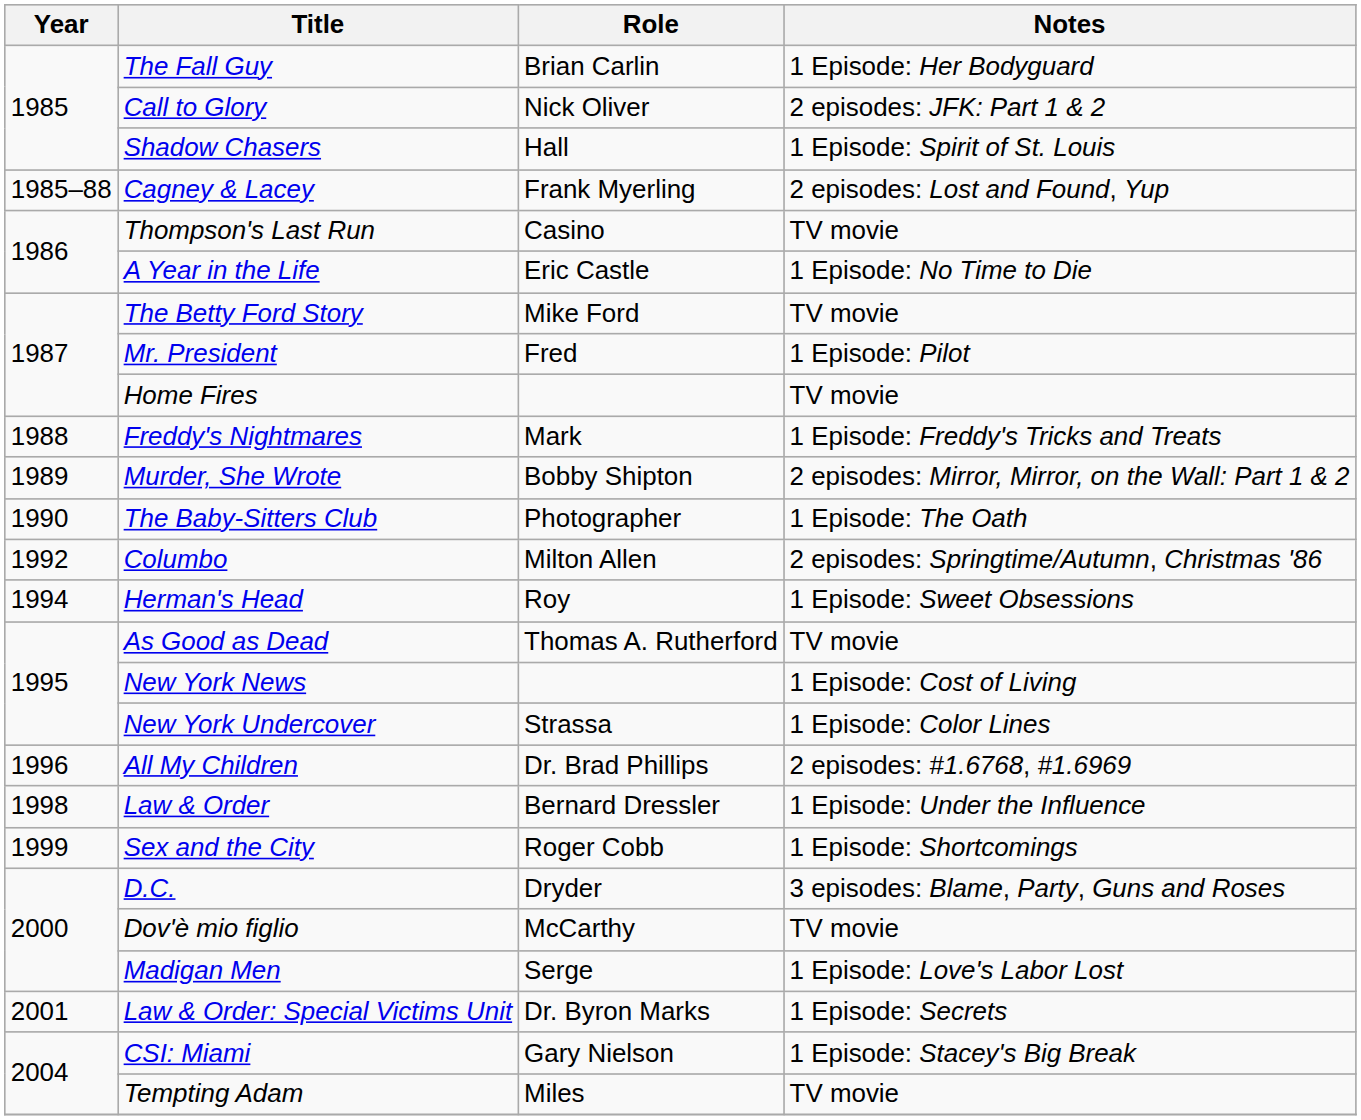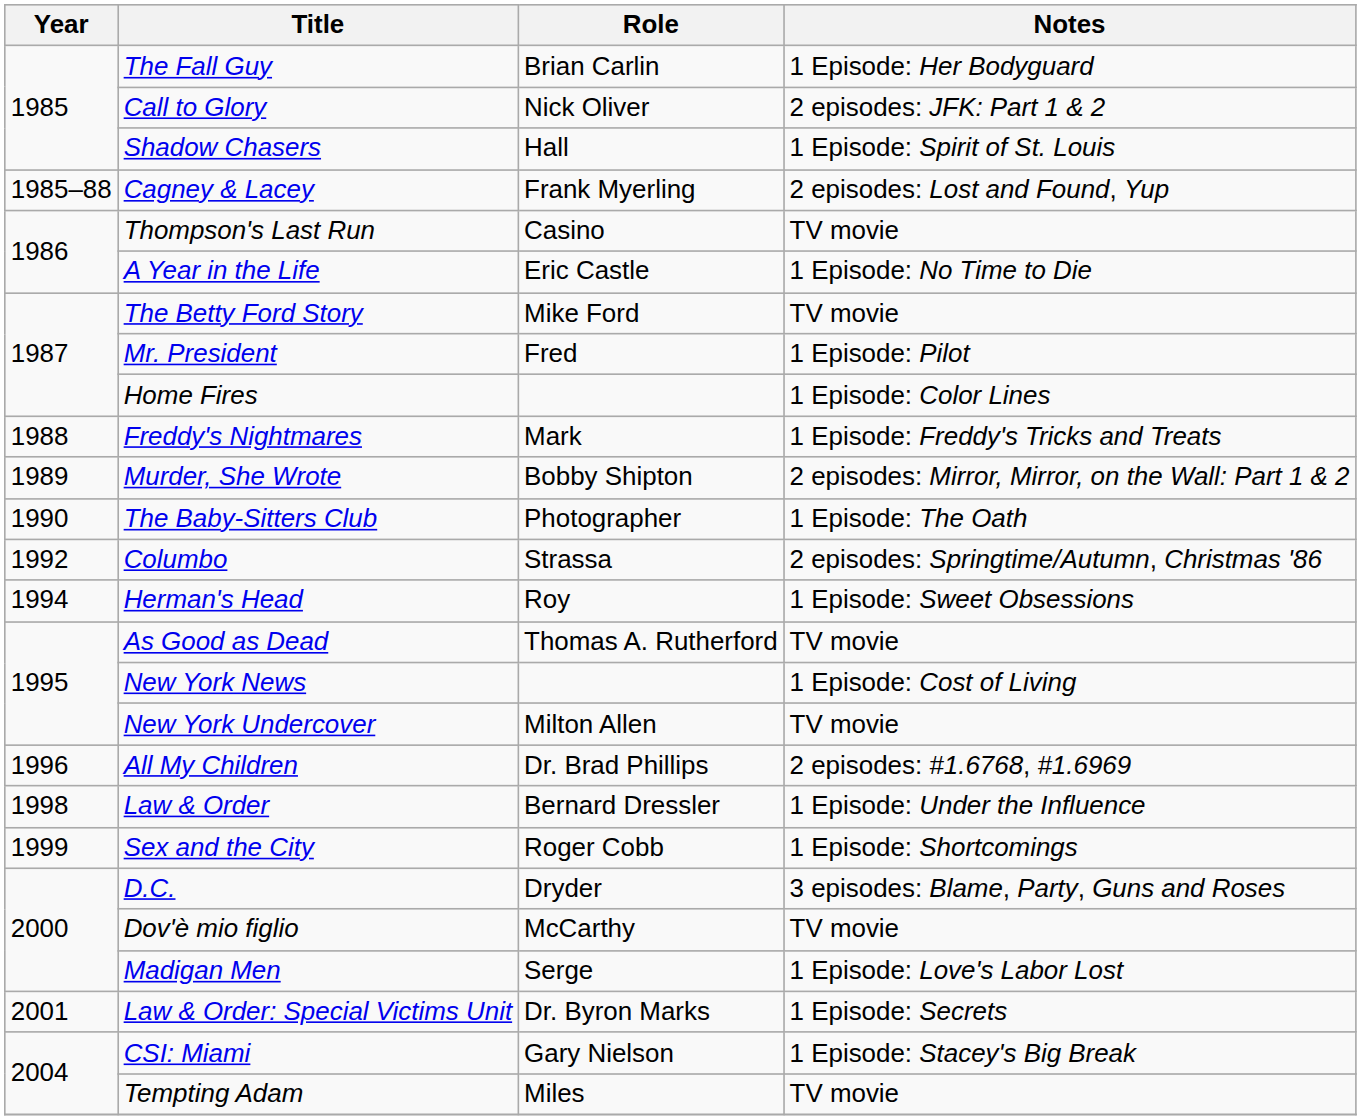(844, 395) TV movie -> (920, 395) 1 Episode: Color Lines
(590, 559) Milton Allen -> (568, 559) Strassa
(568, 723) Strassa -> (590, 723) Milton Allen
(920, 723) 1 Episode: Color Lines -> (844, 723) TV movie
